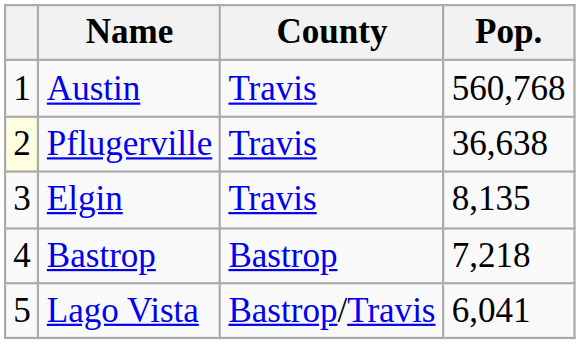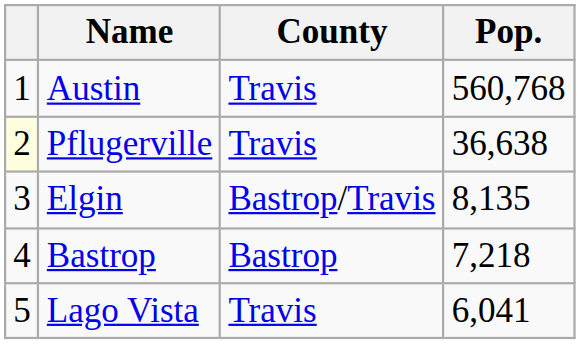(273, 198) Travis -> (332, 198) Bastrop/Travis
(332, 310) Bastrop/Travis -> (273, 310) Travis
